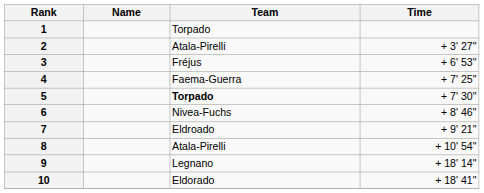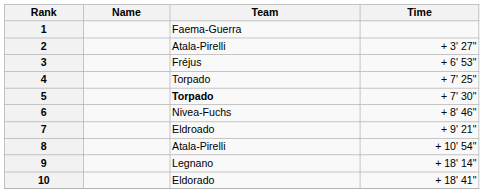(191, 29) Torpado -> (207, 29) Faema-Guerra
(207, 79) Faema-Guerra -> (191, 79) Torpado
